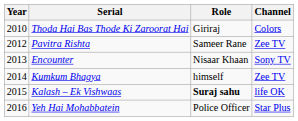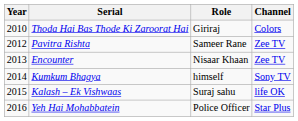(273, 60) Sony TV -> (270, 60) Zee TV
(270, 76) Zee TV -> (273, 76) Sony TV
(216, 92) bold -> (214, 92) normal
